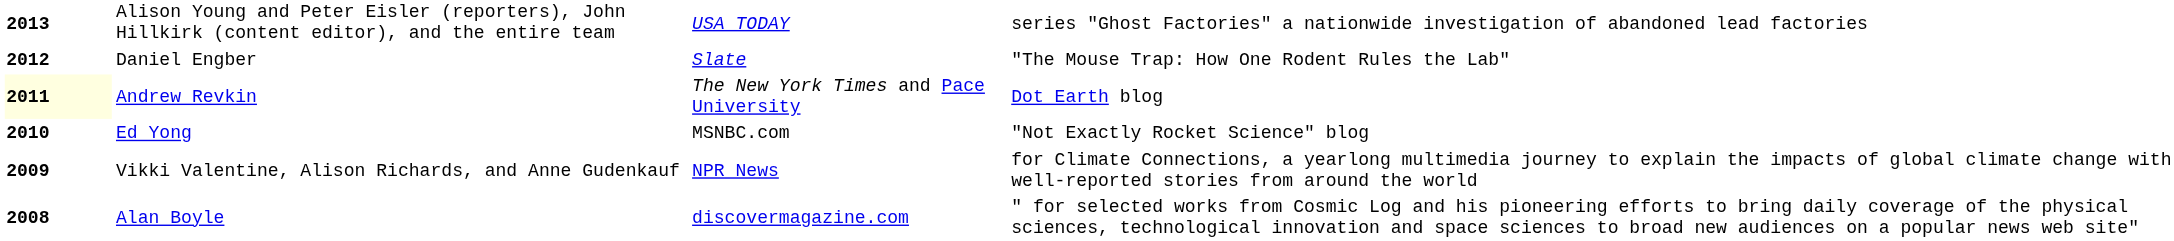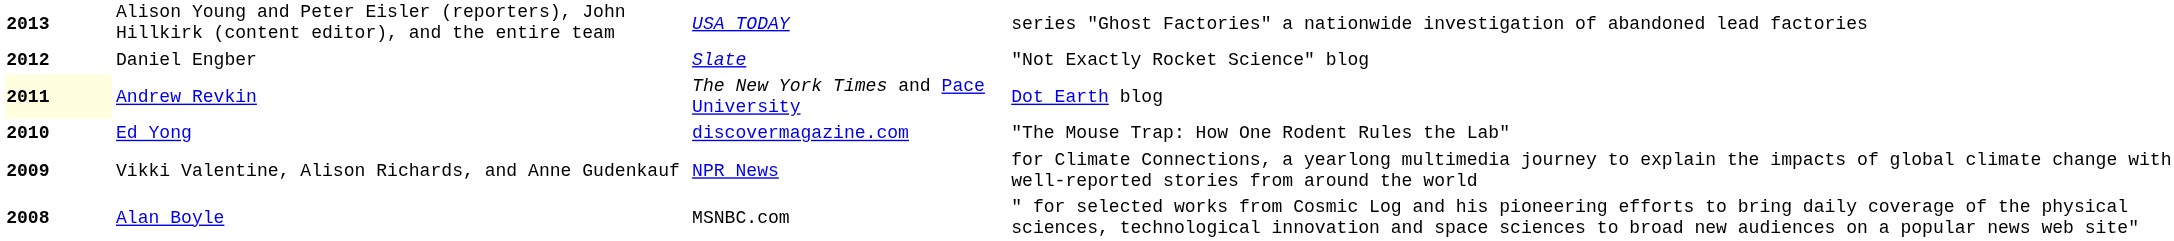(1261, 60) "The Mouse Trap: How One Rodent Rules the Lab" -> (1190, 60) "Not Exactly Rocket Science" blog
(741, 134) MSNBC.com -> (801, 134) discovermagazine.com
(1190, 134) "Not Exactly Rocket Science" blog -> (1261, 134) "The Mouse Trap: How One Rodent Rules the Lab"
(801, 218) discovermagazine.com -> (741, 218) MSNBC.com
